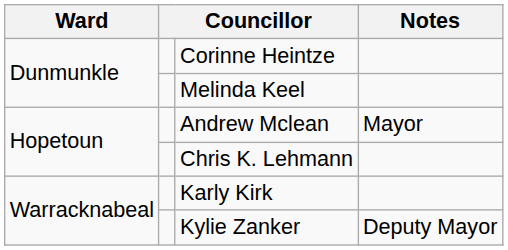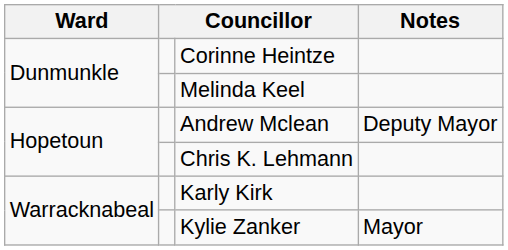(393, 124) Mayor -> (430, 124) Deputy Mayor
(430, 227) Deputy Mayor -> (393, 227) Mayor
